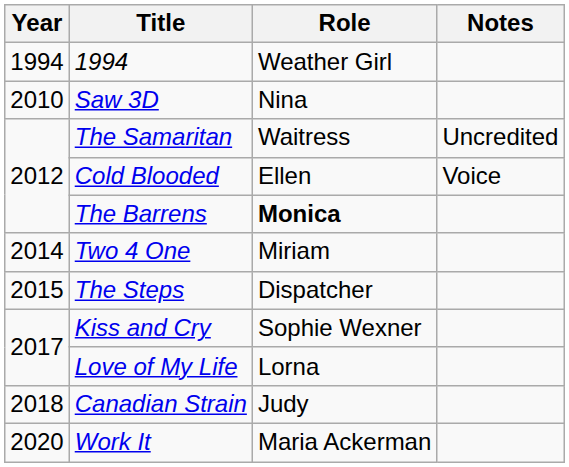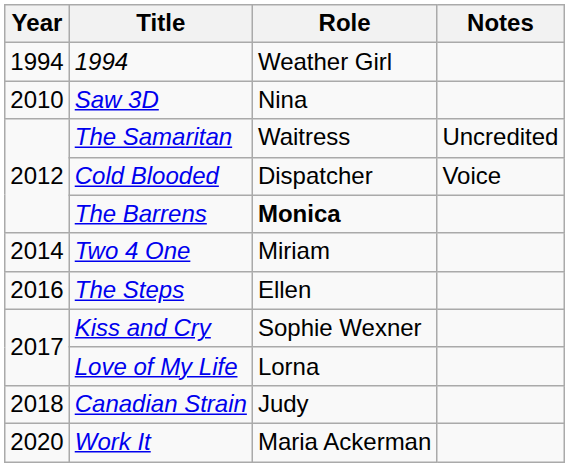(285, 175) Ellen -> (315, 175) Dispatcher
(37, 289) 2015 -> (37, 289) 2016
(315, 289) Dispatcher -> (285, 289) Ellen
